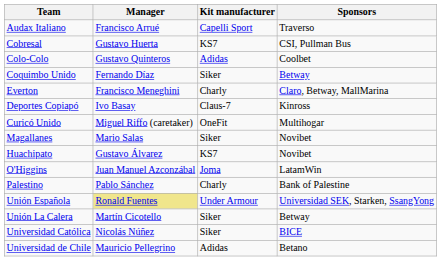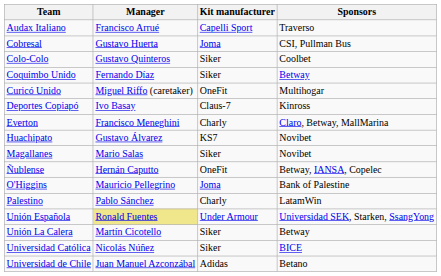(209, 43) KS7 -> (210, 43) Joma
(214, 59) Adidas -> (210, 59) Siker
rows swapped: (34, 122) <-> (22, 91)
rows swapped: (29, 153) <-> (29, 138)
+ row: (25, 169)
(145, 169) Juan Manuel Azconzábal -> (135, 185) Mauricio Pellegrino
(300, 169) LatamWin -> (314, 185) Bank of Palestine
(314, 185) Bank of Palestine -> (300, 201) LatamWin
(135, 248) Mauricio Pellegrino -> (145, 264) Juan Manuel Azconzábal
